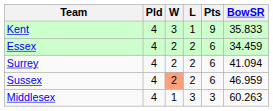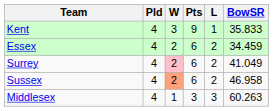columns swapped: (192, 13) <-> (212, 13)
(174, 64) no background -> (174, 64) pink background
(246, 64) 41.094 -> (246, 64) 41.049
(246, 81) 46.959 -> (246, 81) 46.958
